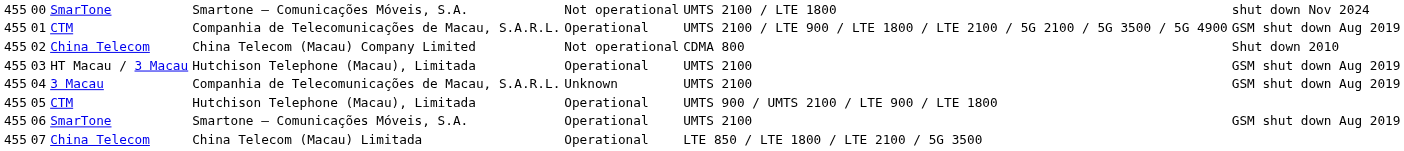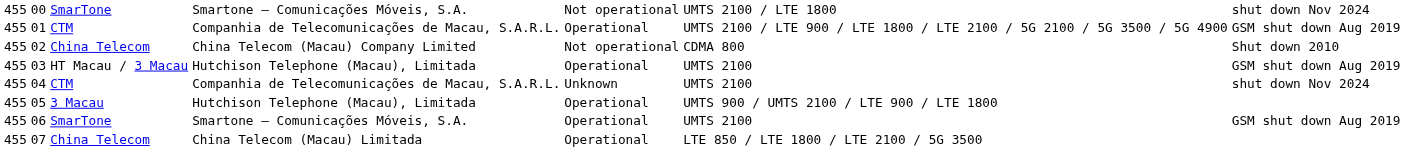(77, 84) 3 Macau -> (62, 84) CTM
(1316, 84) GSM shut down Aug 2019 -> (1301, 84) shut down Nov 2024
(62, 102) CTM -> (77, 102) 3 Macau
